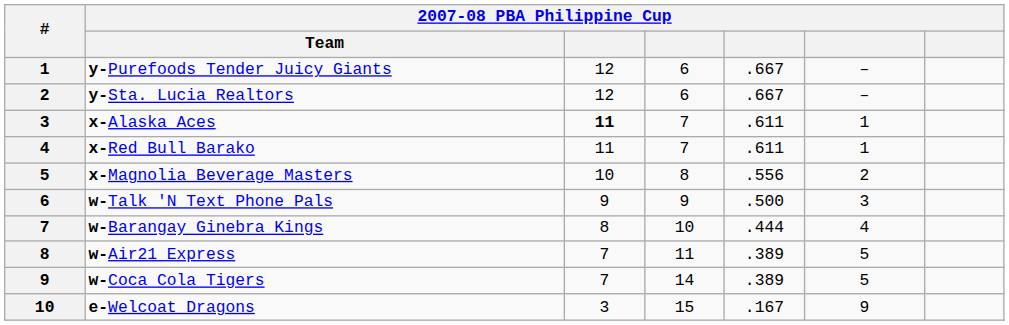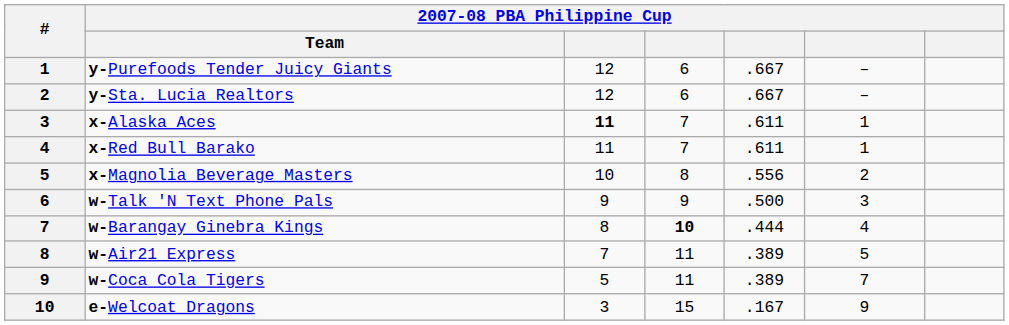(684, 229) normal -> (684, 229) bold
(605, 281) 7 -> (605, 281) 5
(684, 281) 14 -> (684, 281) 11
(864, 281) 5 -> (864, 281) 7
